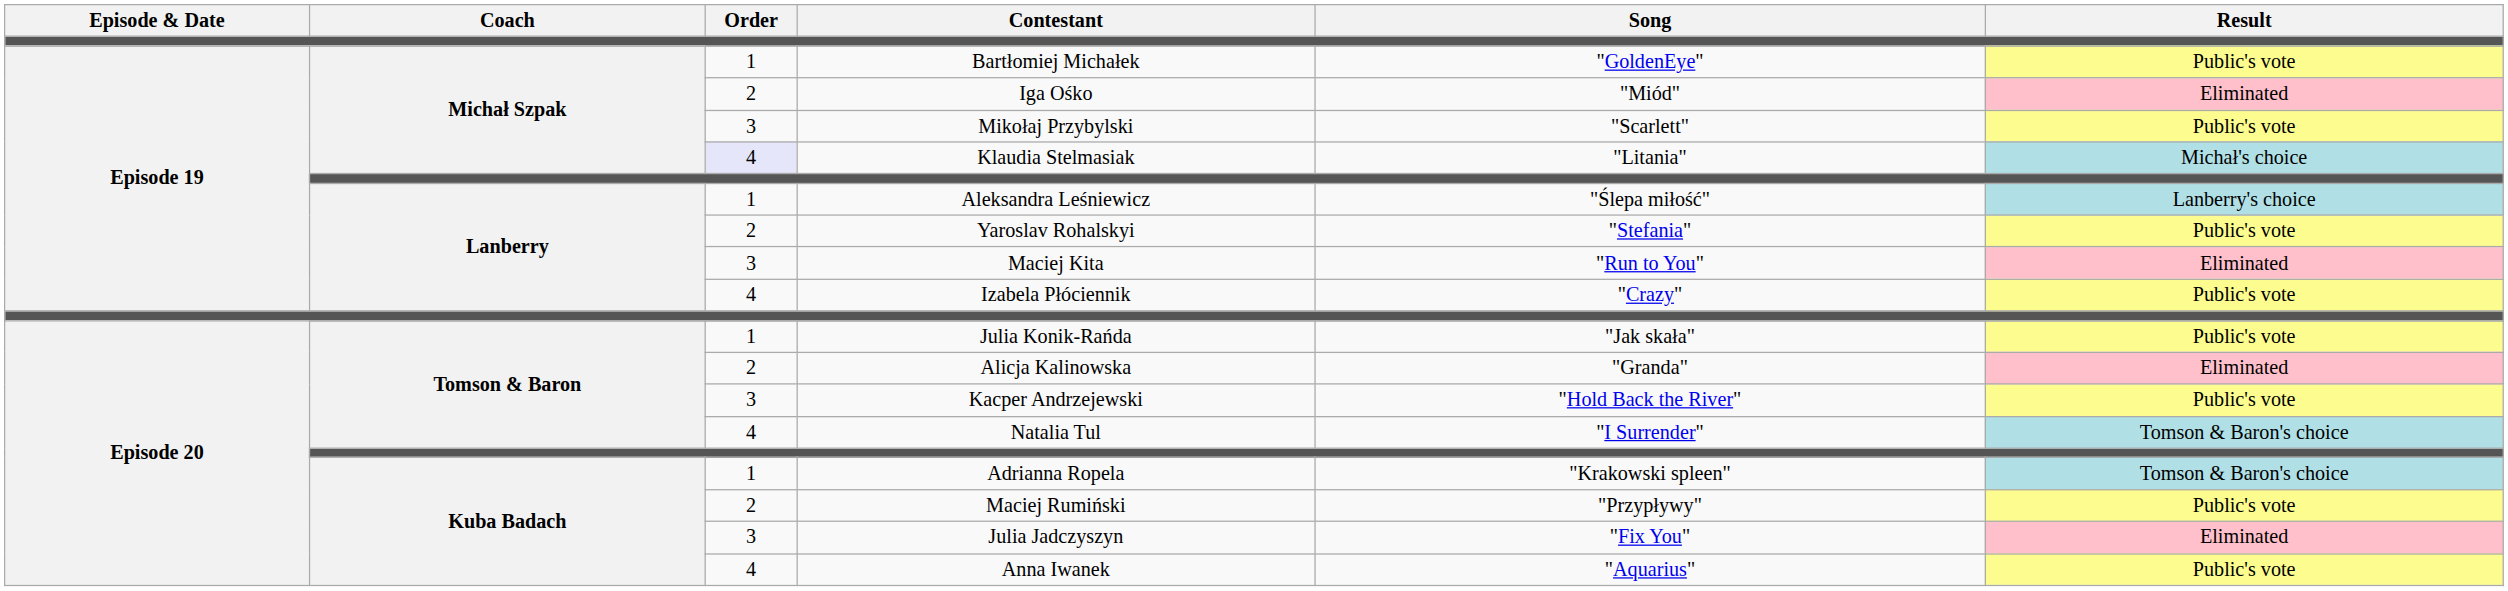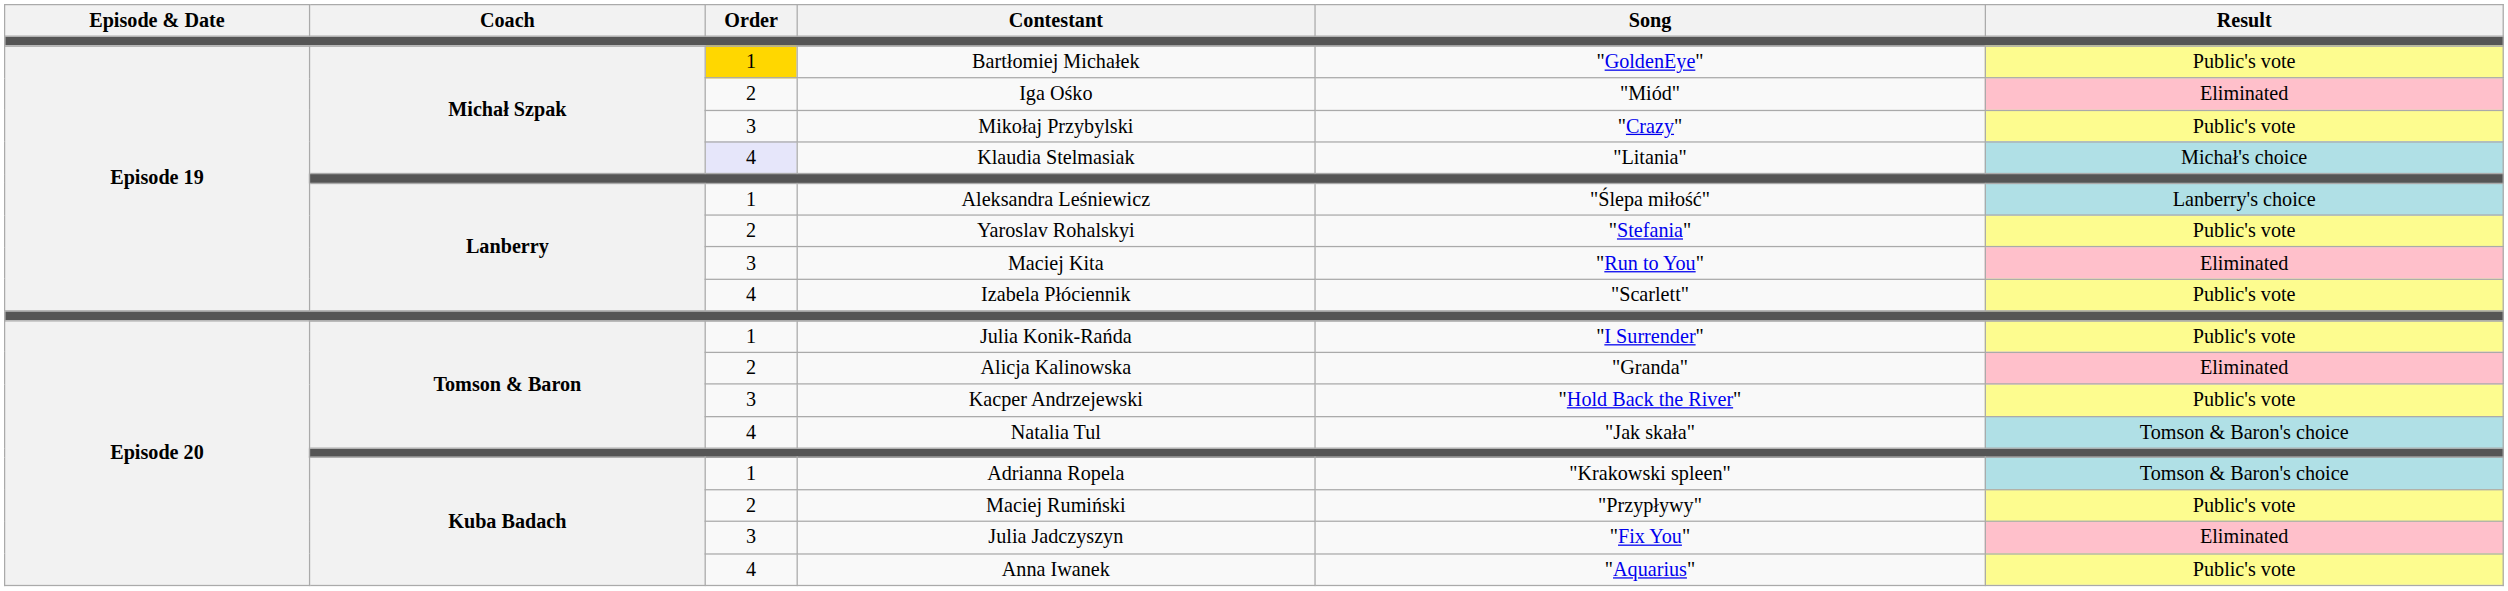(751, 61) no background -> (751, 61) gold background
(1650, 125) "Scarlett" -> (1650, 125) "Crazy"
(1650, 294) "Crazy" -> (1650, 294) "Scarlett"
(1650, 336) "Jak skała" -> (1650, 336) "I Surrender"
(1650, 432) "I Surrender" -> (1650, 432) "Jak skała"
